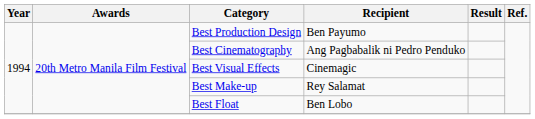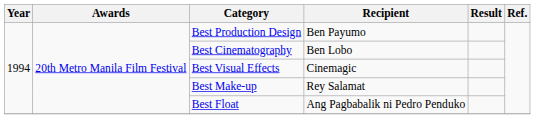(386, 50) Ang Pagbabalik ni Pedro Penduko -> (329, 50) Ben Lobo
(329, 104) Ben Lobo -> (386, 104) Ang Pagbabalik ni Pedro Penduko
